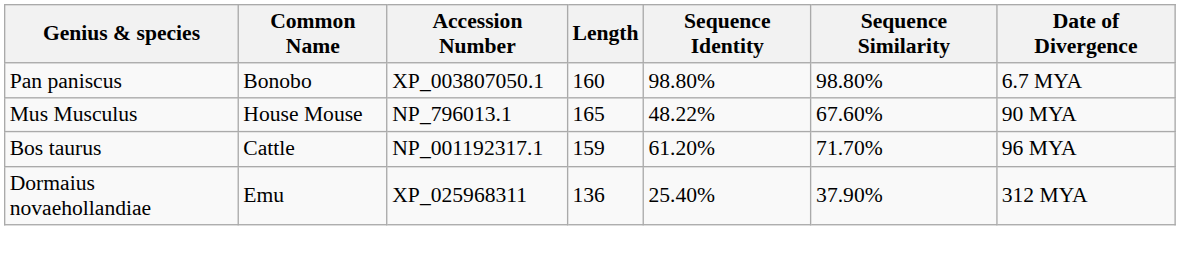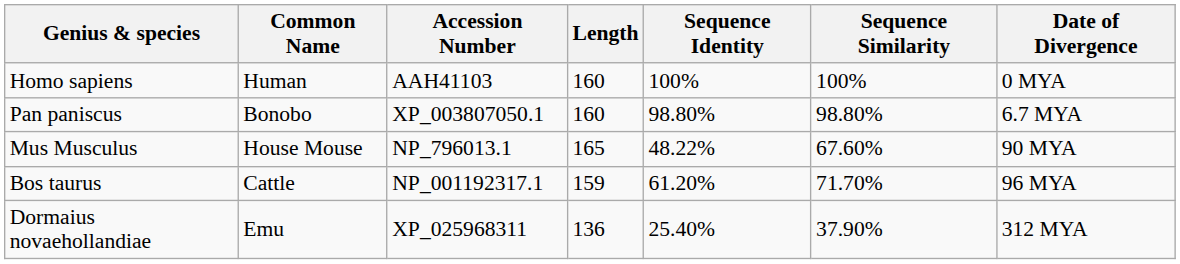+ row: (71, 80)
